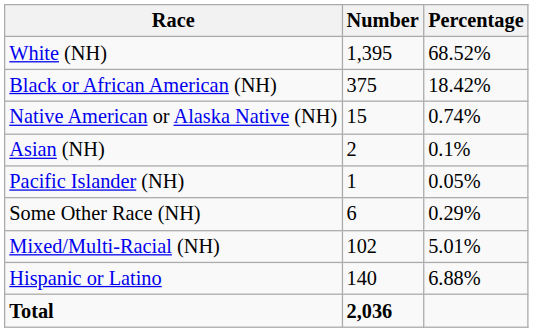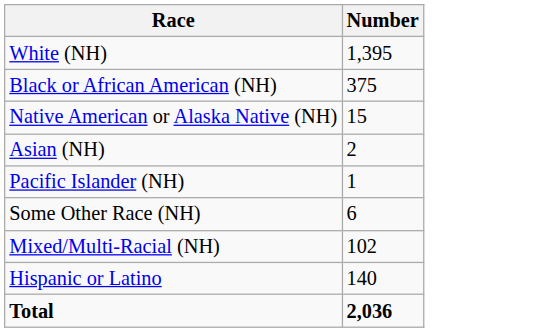- column: (476, 20)
